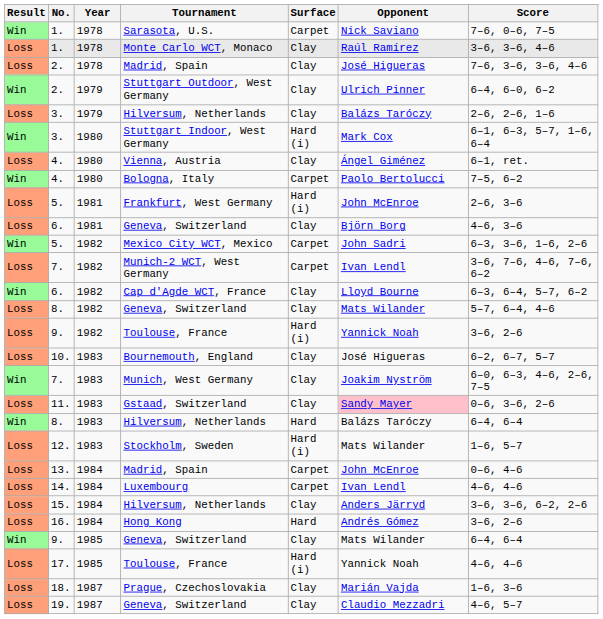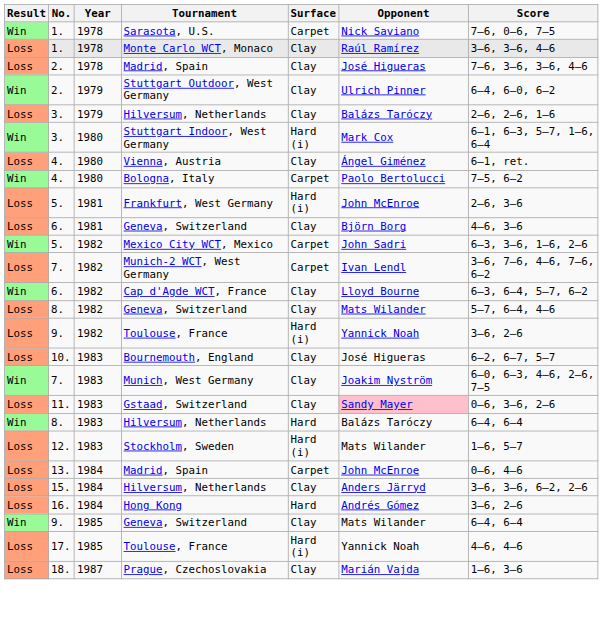- row: (61, 487)
- row: (61, 605)
